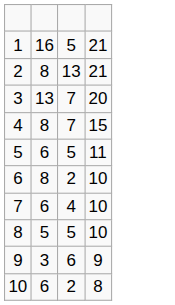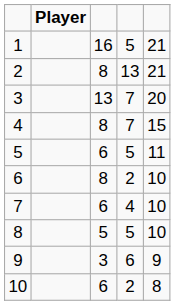+ column: (61, 17)
